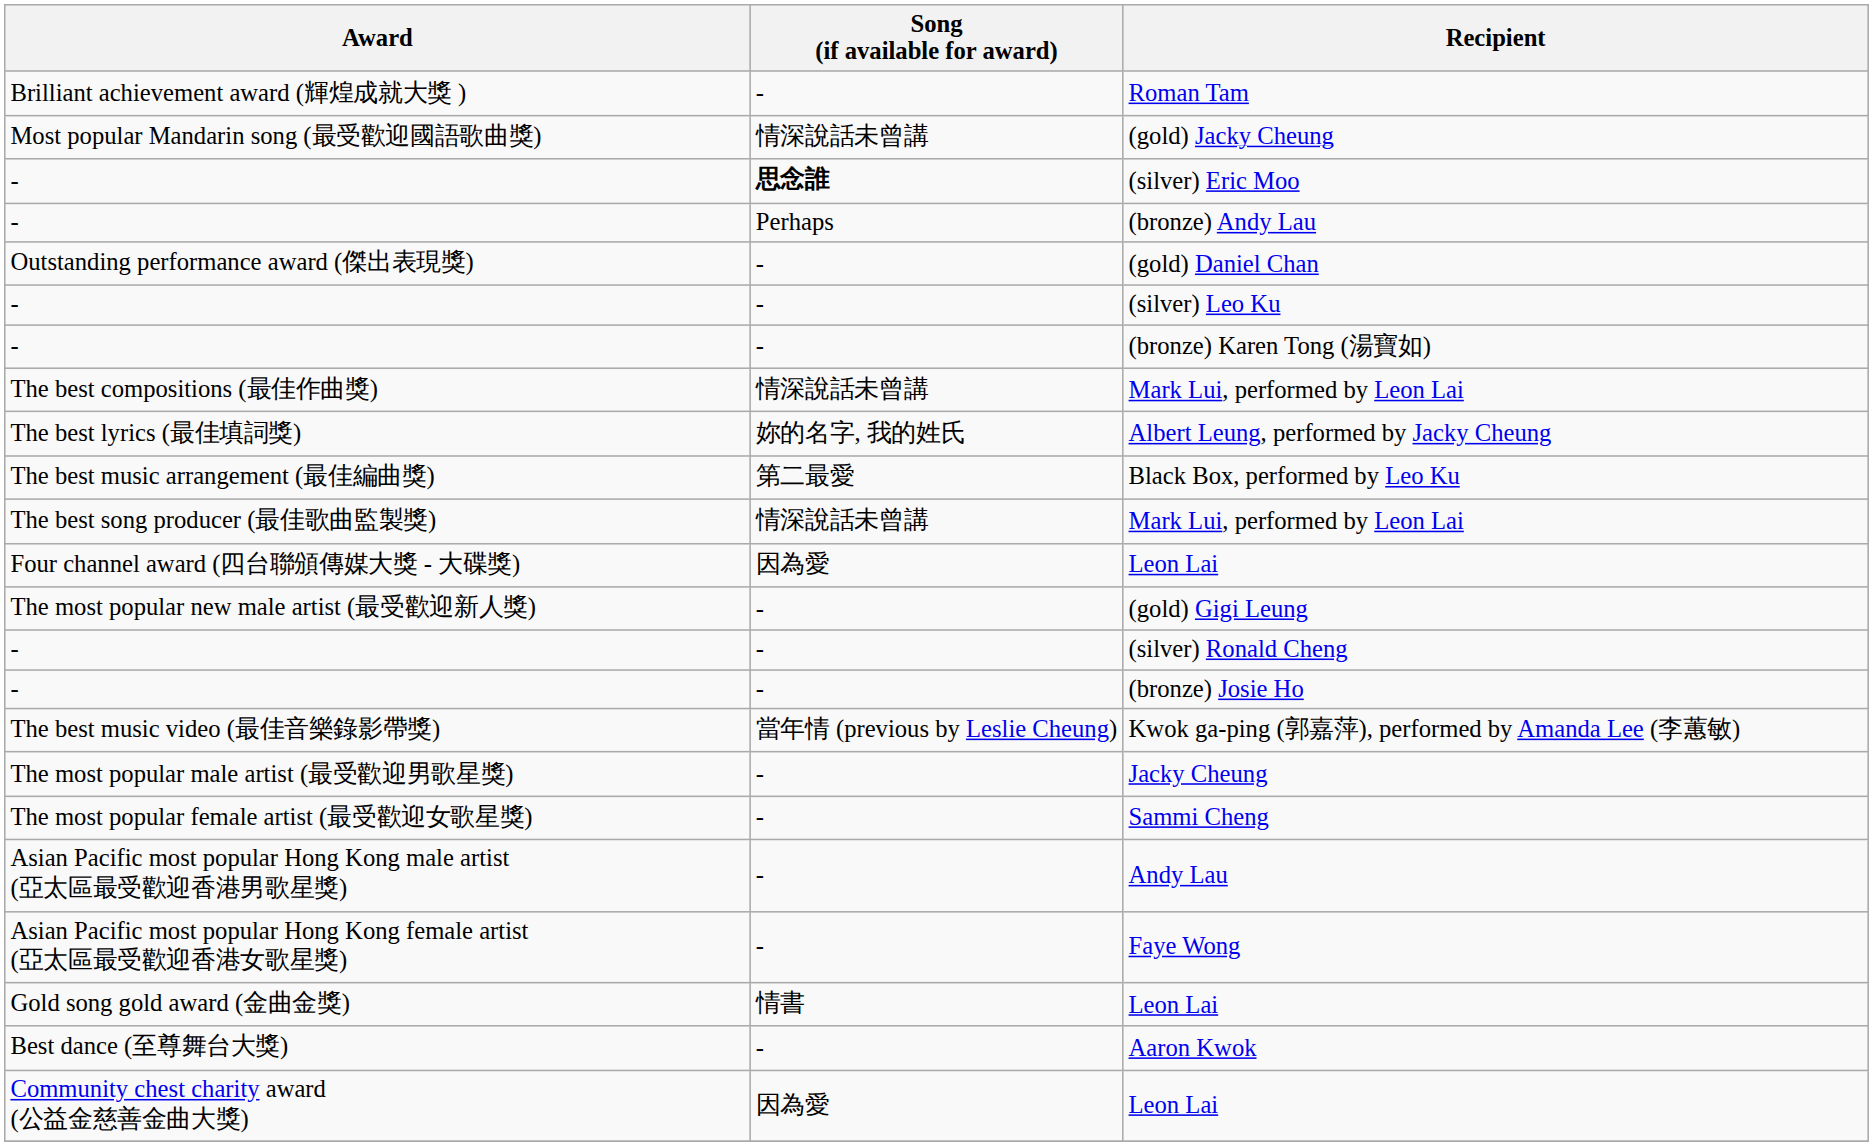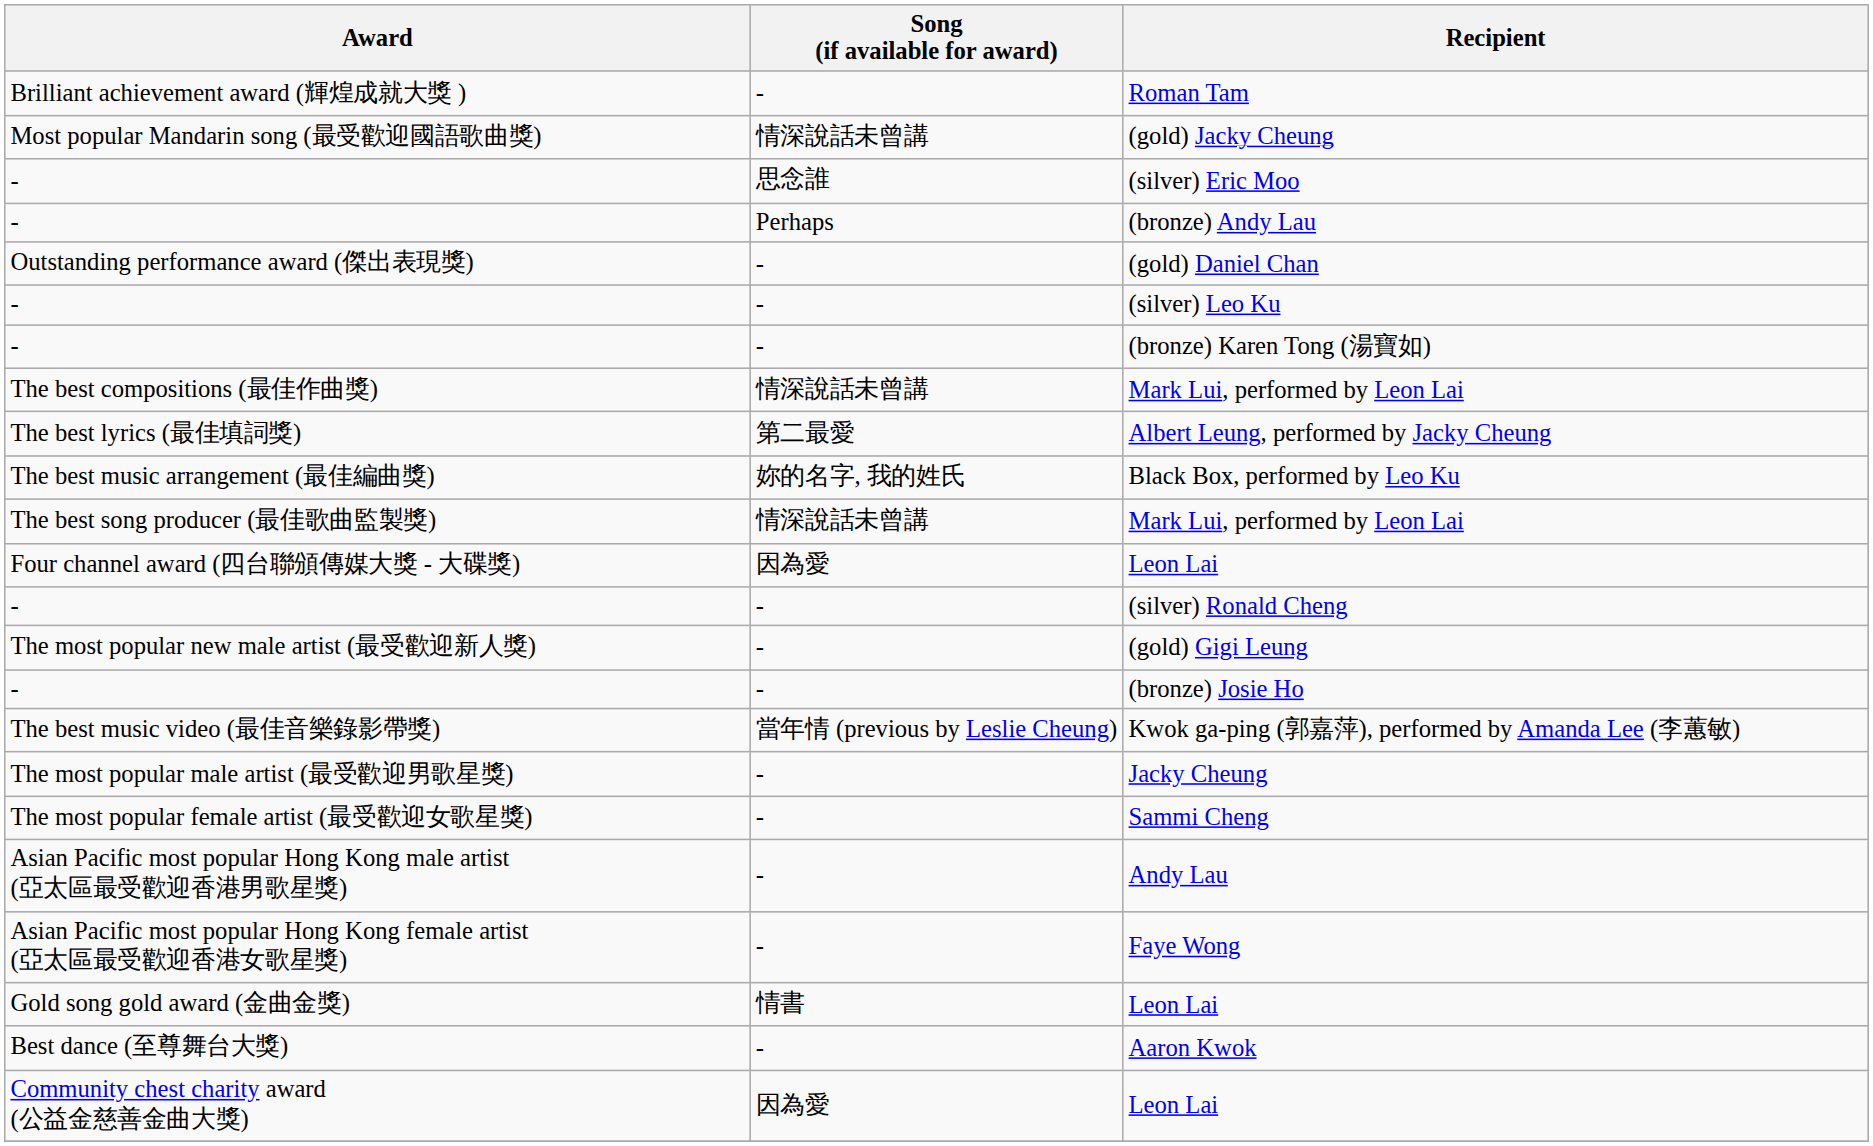(793, 179) bold -> (793, 179) normal
(861, 432) 妳的名字, 我的姓氏 -> (805, 432) 第二最愛
(805, 476) 第二最愛 -> (861, 476) 妳的名字, 我的姓氏
rows swapped: (273, 607) <-> (15, 649)
